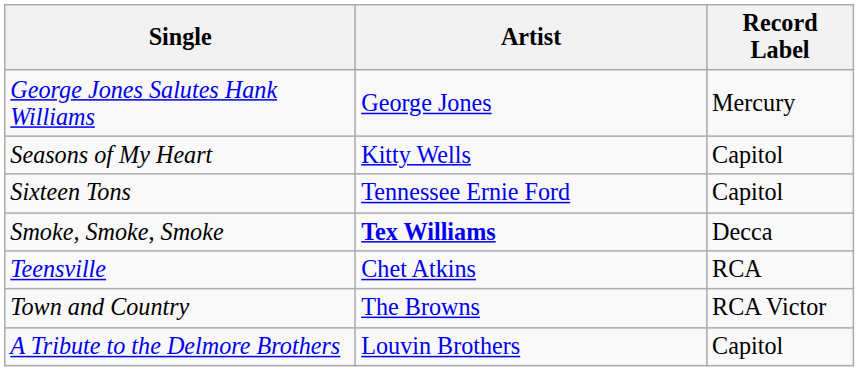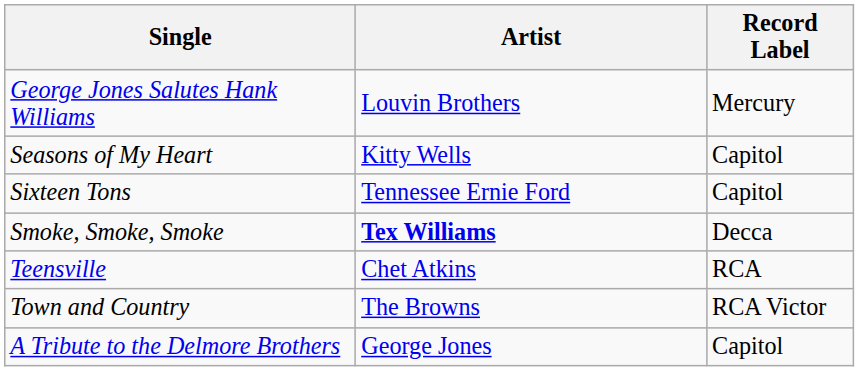(426, 102) George Jones -> (441, 102) Louvin Brothers
(441, 346) Louvin Brothers -> (426, 346) George Jones
